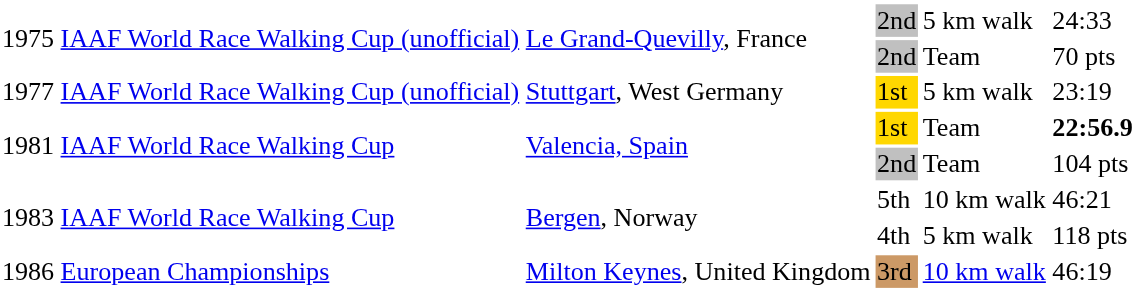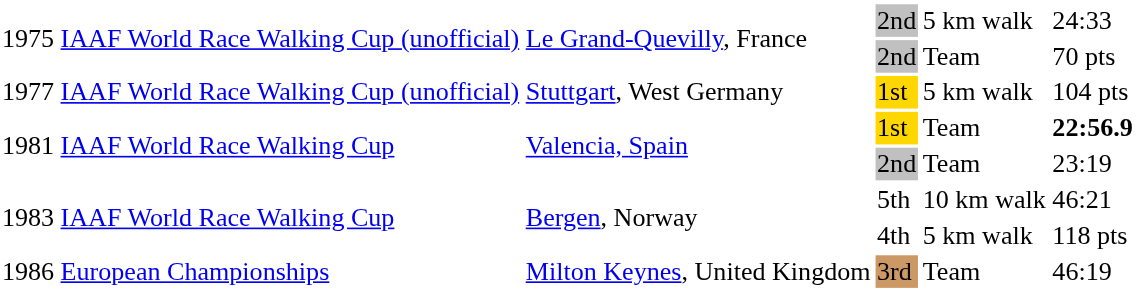(1082, 91) 23:19 -> (1090, 91) 104 pts
(1090, 163) 104 pts -> (1082, 163) 23:19
(984, 271) 10 km walk -> (951, 271) Team
